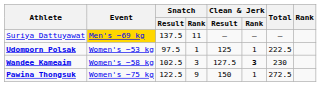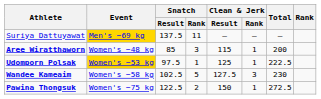+ row: (46, 49)
(121, 49) no background -> (121, 62) gold background
(196, 62) 3 -> (196, 75) 5
(254, 62) bold -> (254, 75) normal
(196, 75) 9 -> (196, 88) 2
